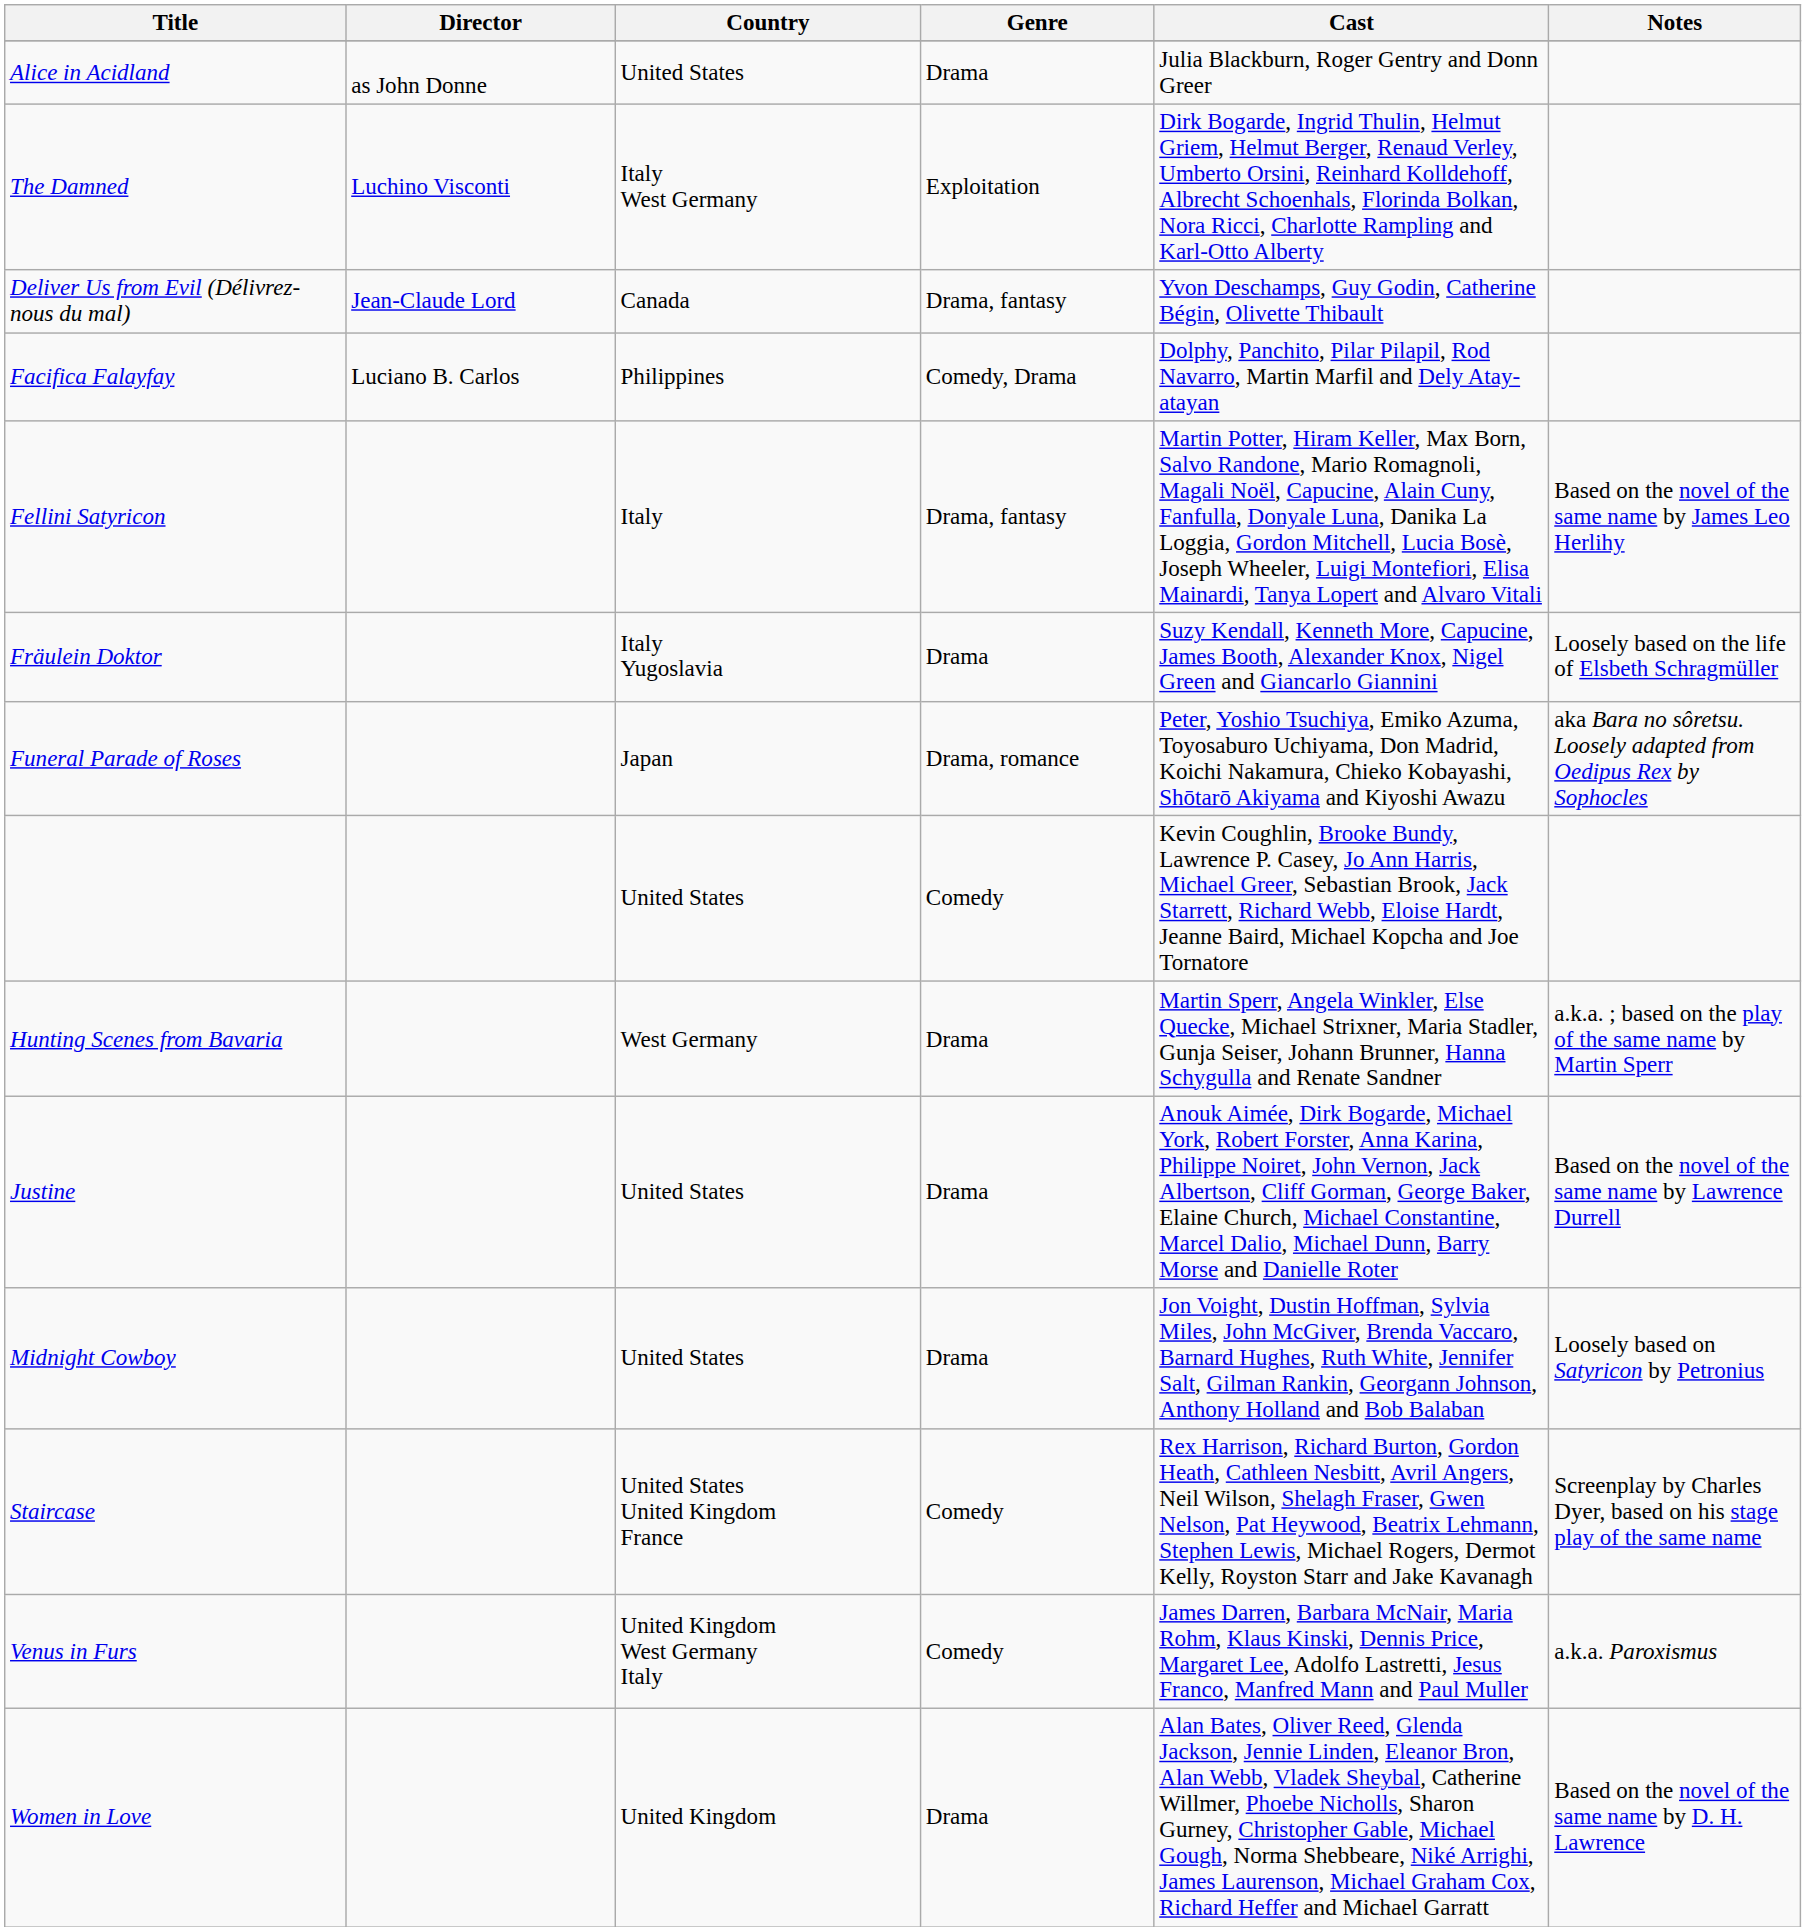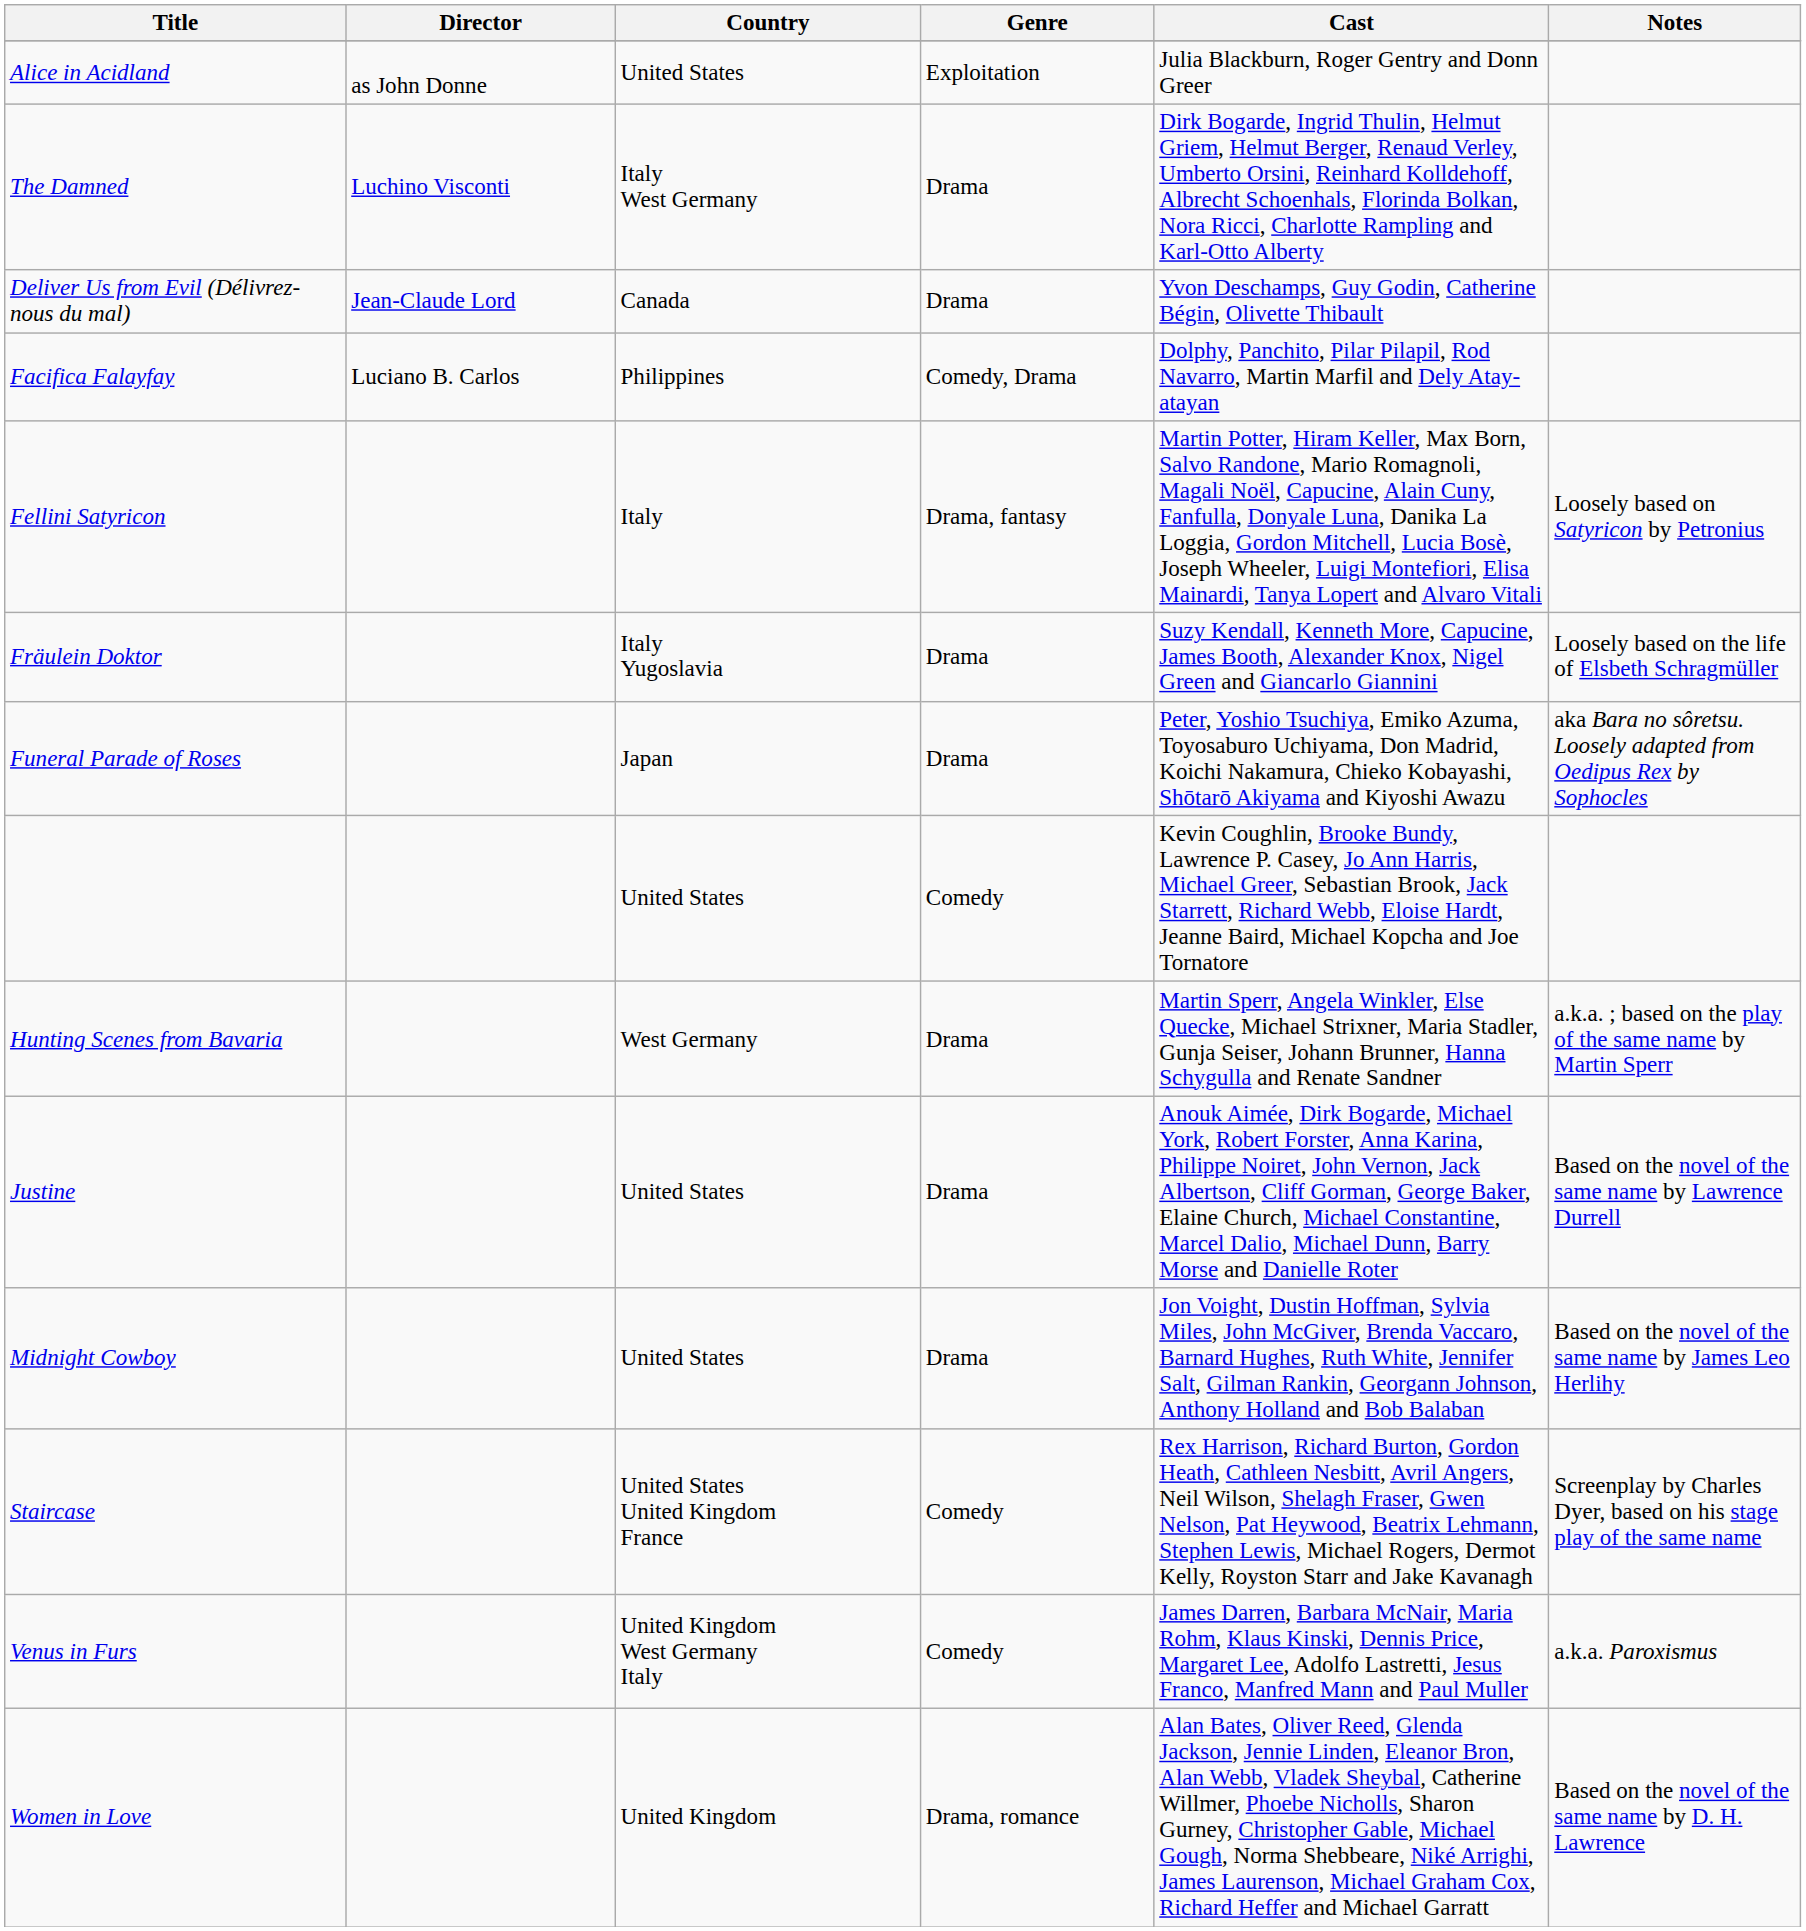(957, 72) Drama -> (983, 72) Exploitation
(983, 186) Exploitation -> (957, 186) Drama
(996, 300) Drama, fantasy -> (957, 300) Drama
(1672, 516) Based on the novel of the same name by James Leo Herlihy -> (1659, 516) Loosely based on Satyricon by Petronius
(1003, 758) Drama, romance -> (957, 758) Drama
(1659, 1357) Loosely based on Satyricon by Petronius -> (1672, 1357) Based on the novel of the same name by James Leo Herlihy
(957, 1817) Drama -> (1003, 1817) Drama, romance
